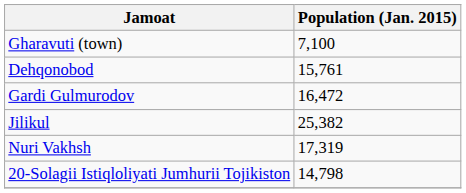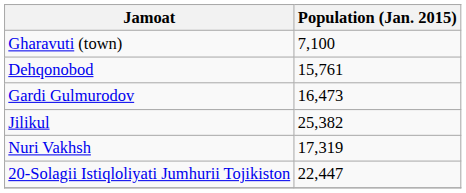(320, 95) 16,472 -> (320, 95) 16,473
(320, 174) 14,798 -> (320, 174) 22,447
